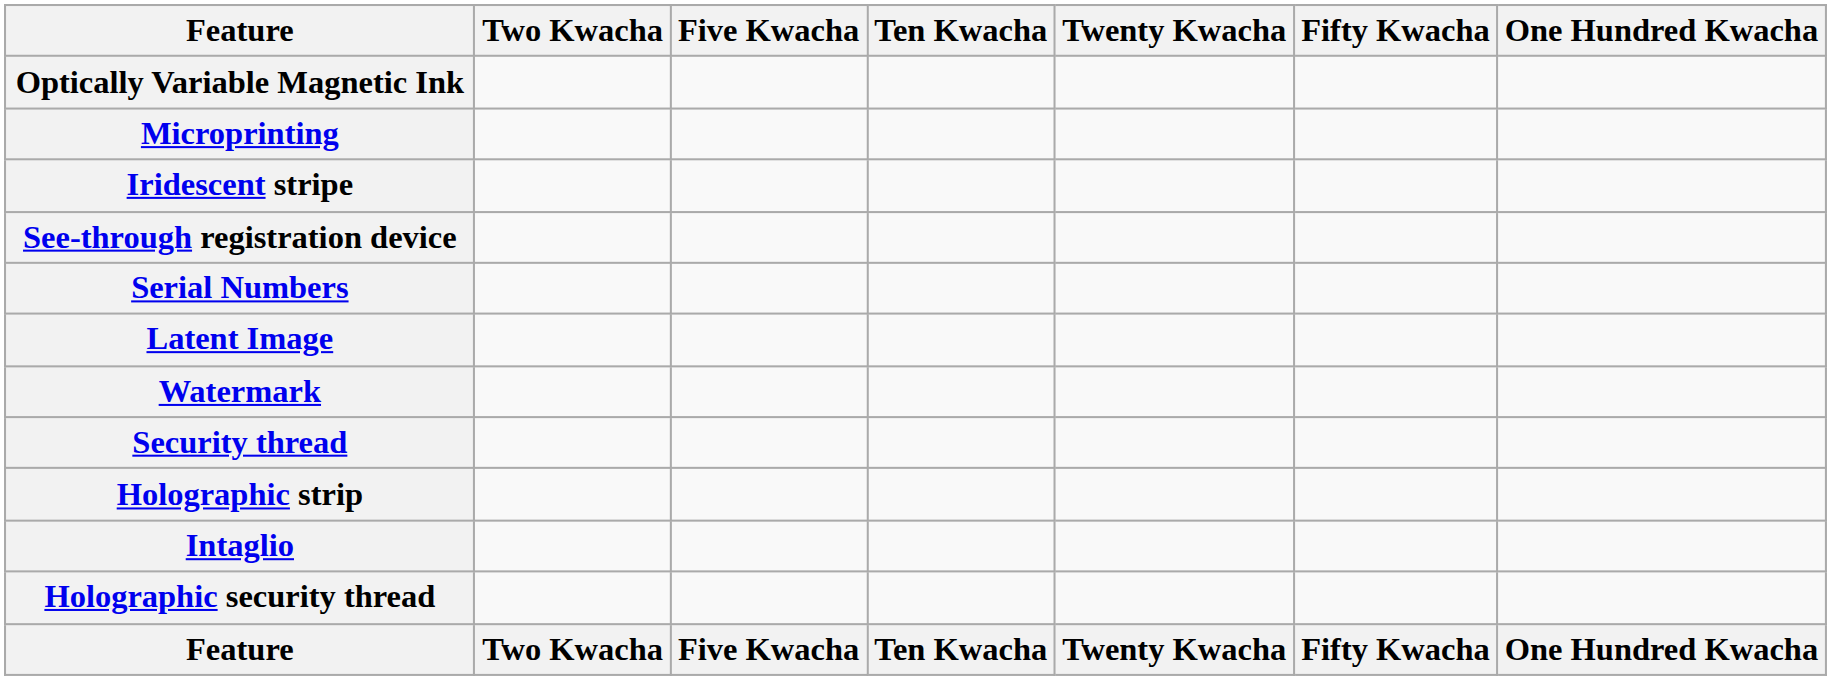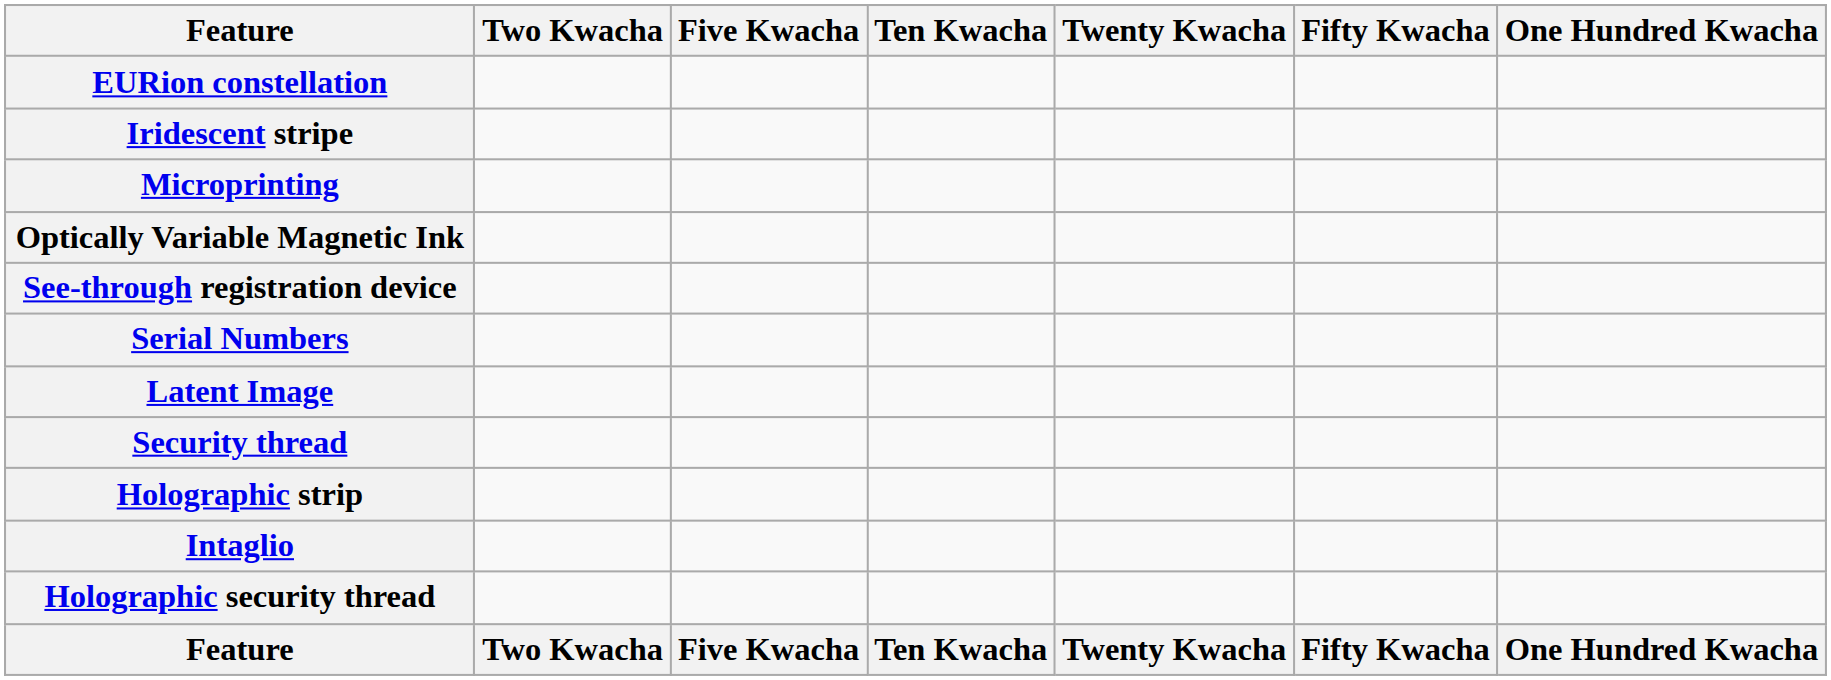+ row: (240, 81)
rows swapped: (240, 81) <-> (240, 184)
- row: (240, 390)
